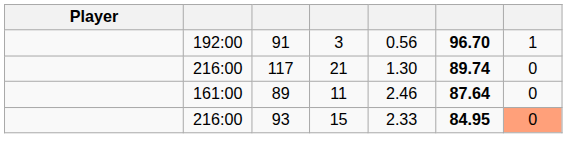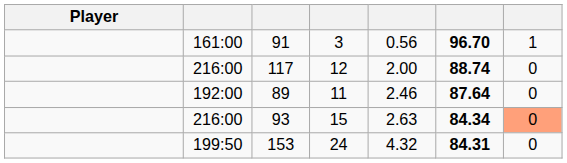(218, 42) 192:00 -> (218, 42) 161:00
(339, 68) 21 -> (339, 68) 12
(402, 68) 1.30 -> (402, 68) 2.00
(470, 68) 89.74 -> (470, 68) 88.74
(218, 94) 161:00 -> (218, 94) 192:00
(402, 119) 2.33 -> (402, 119) 2.63
(470, 119) 84.95 -> (470, 119) 84.34
+ row: (281, 145)
